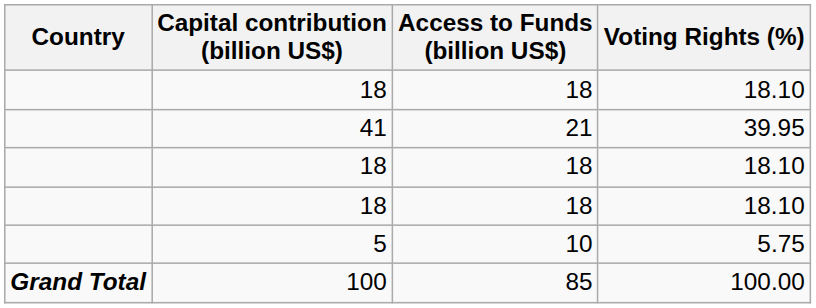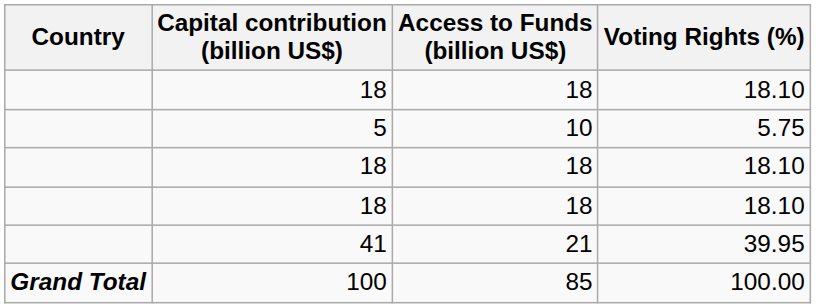rows swapped: (373, 128) <-> (380, 243)
